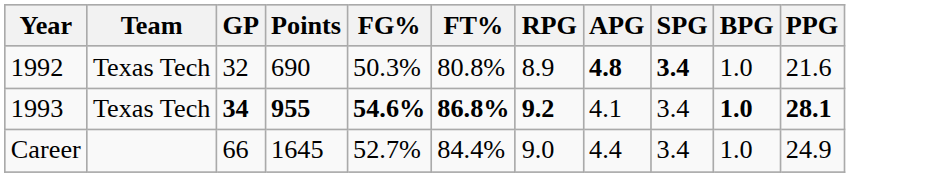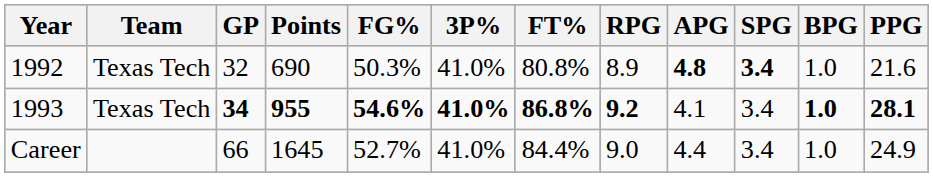+ column: (473, 25)
